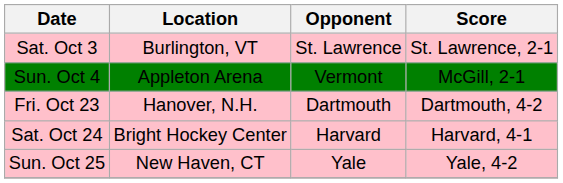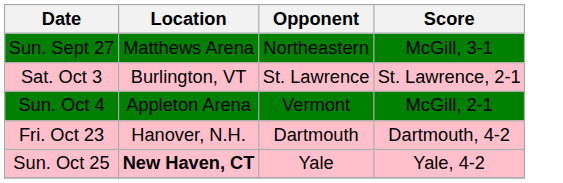+ row: (62, 47)
- row: (57, 134)
(200, 163) normal -> (189, 163) bold
